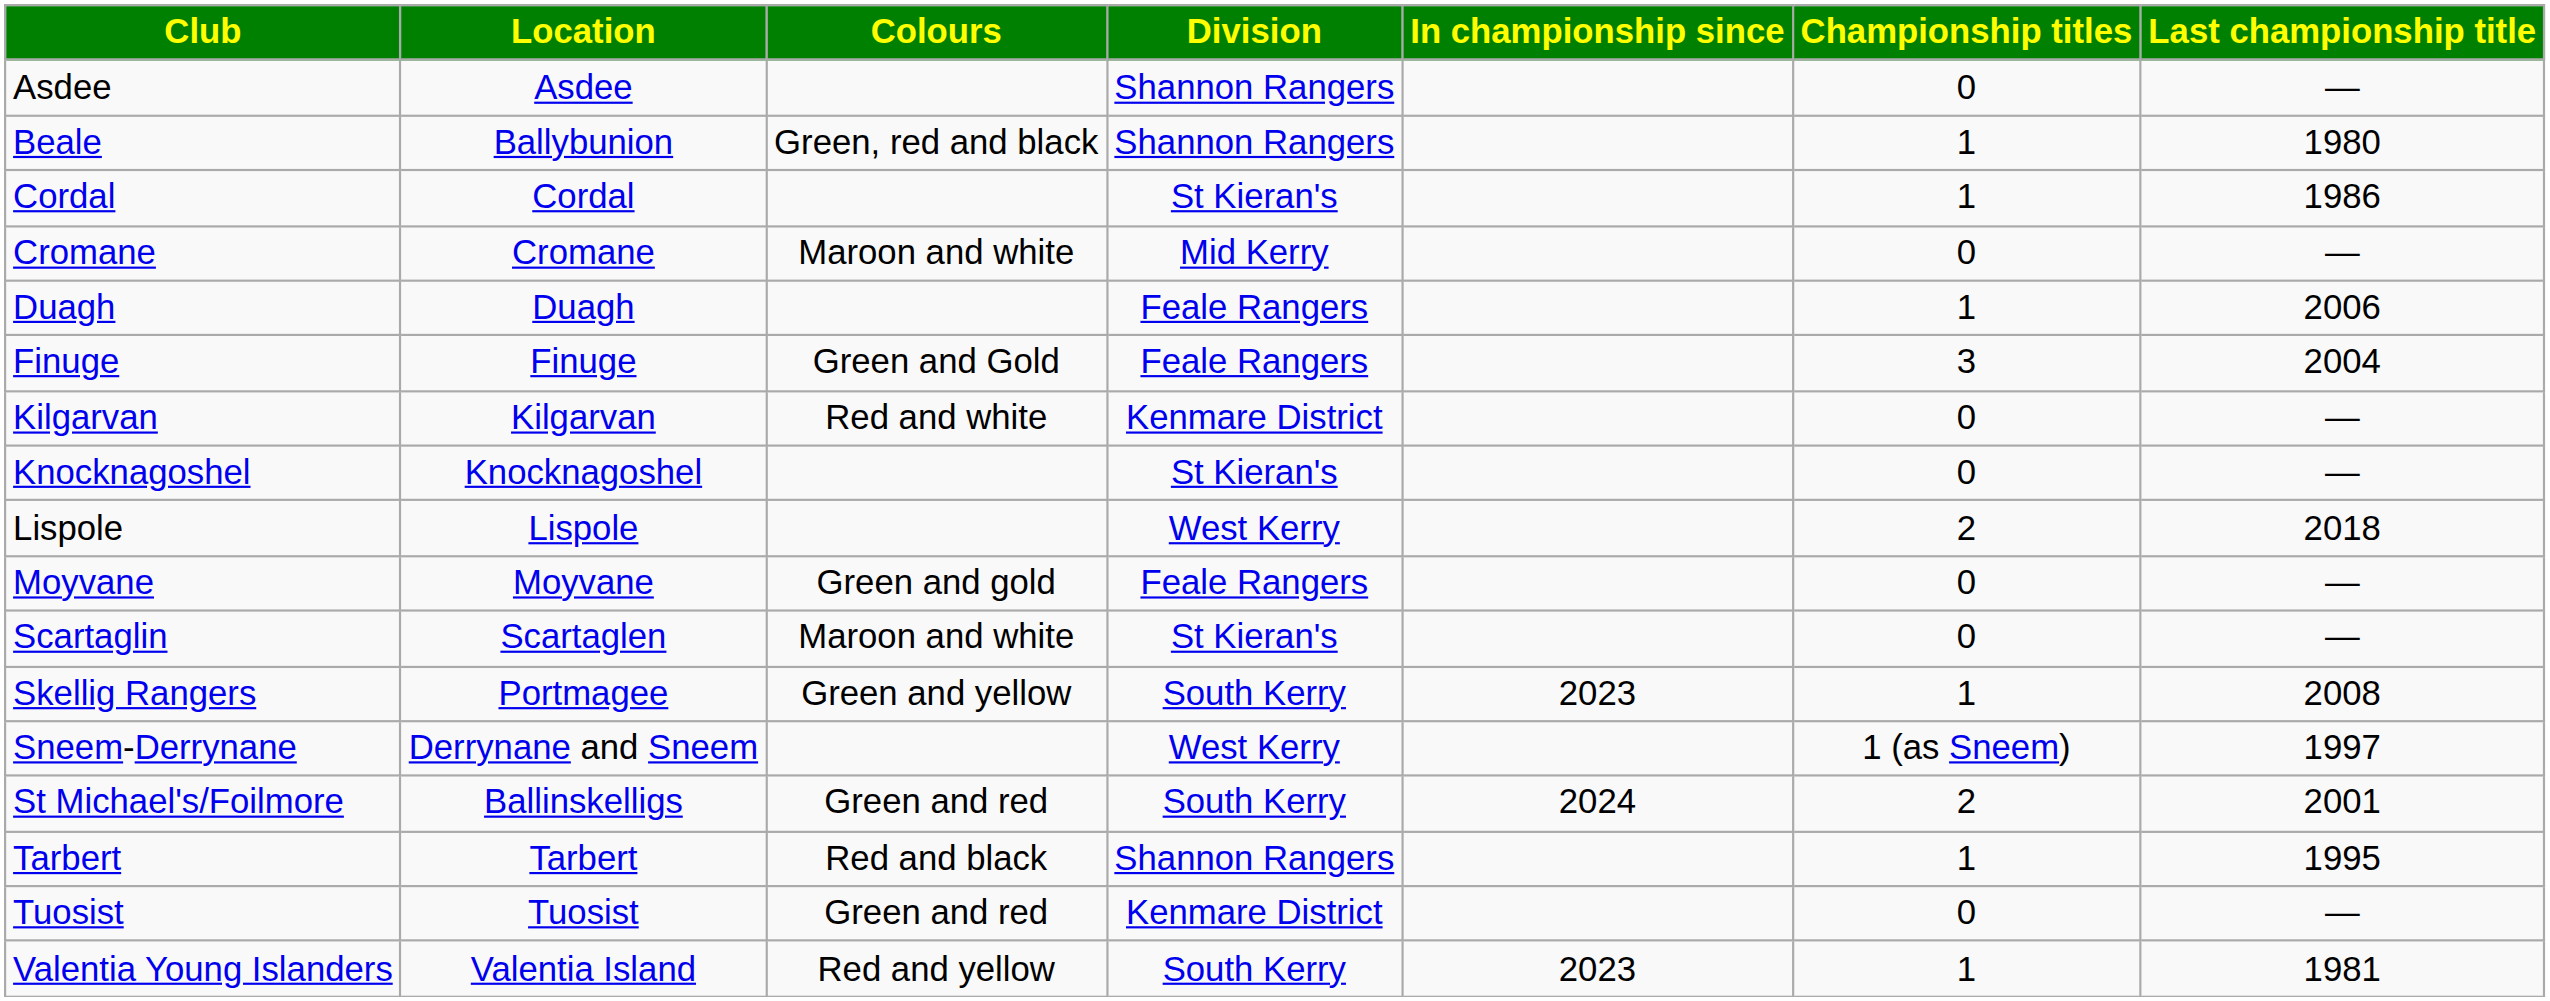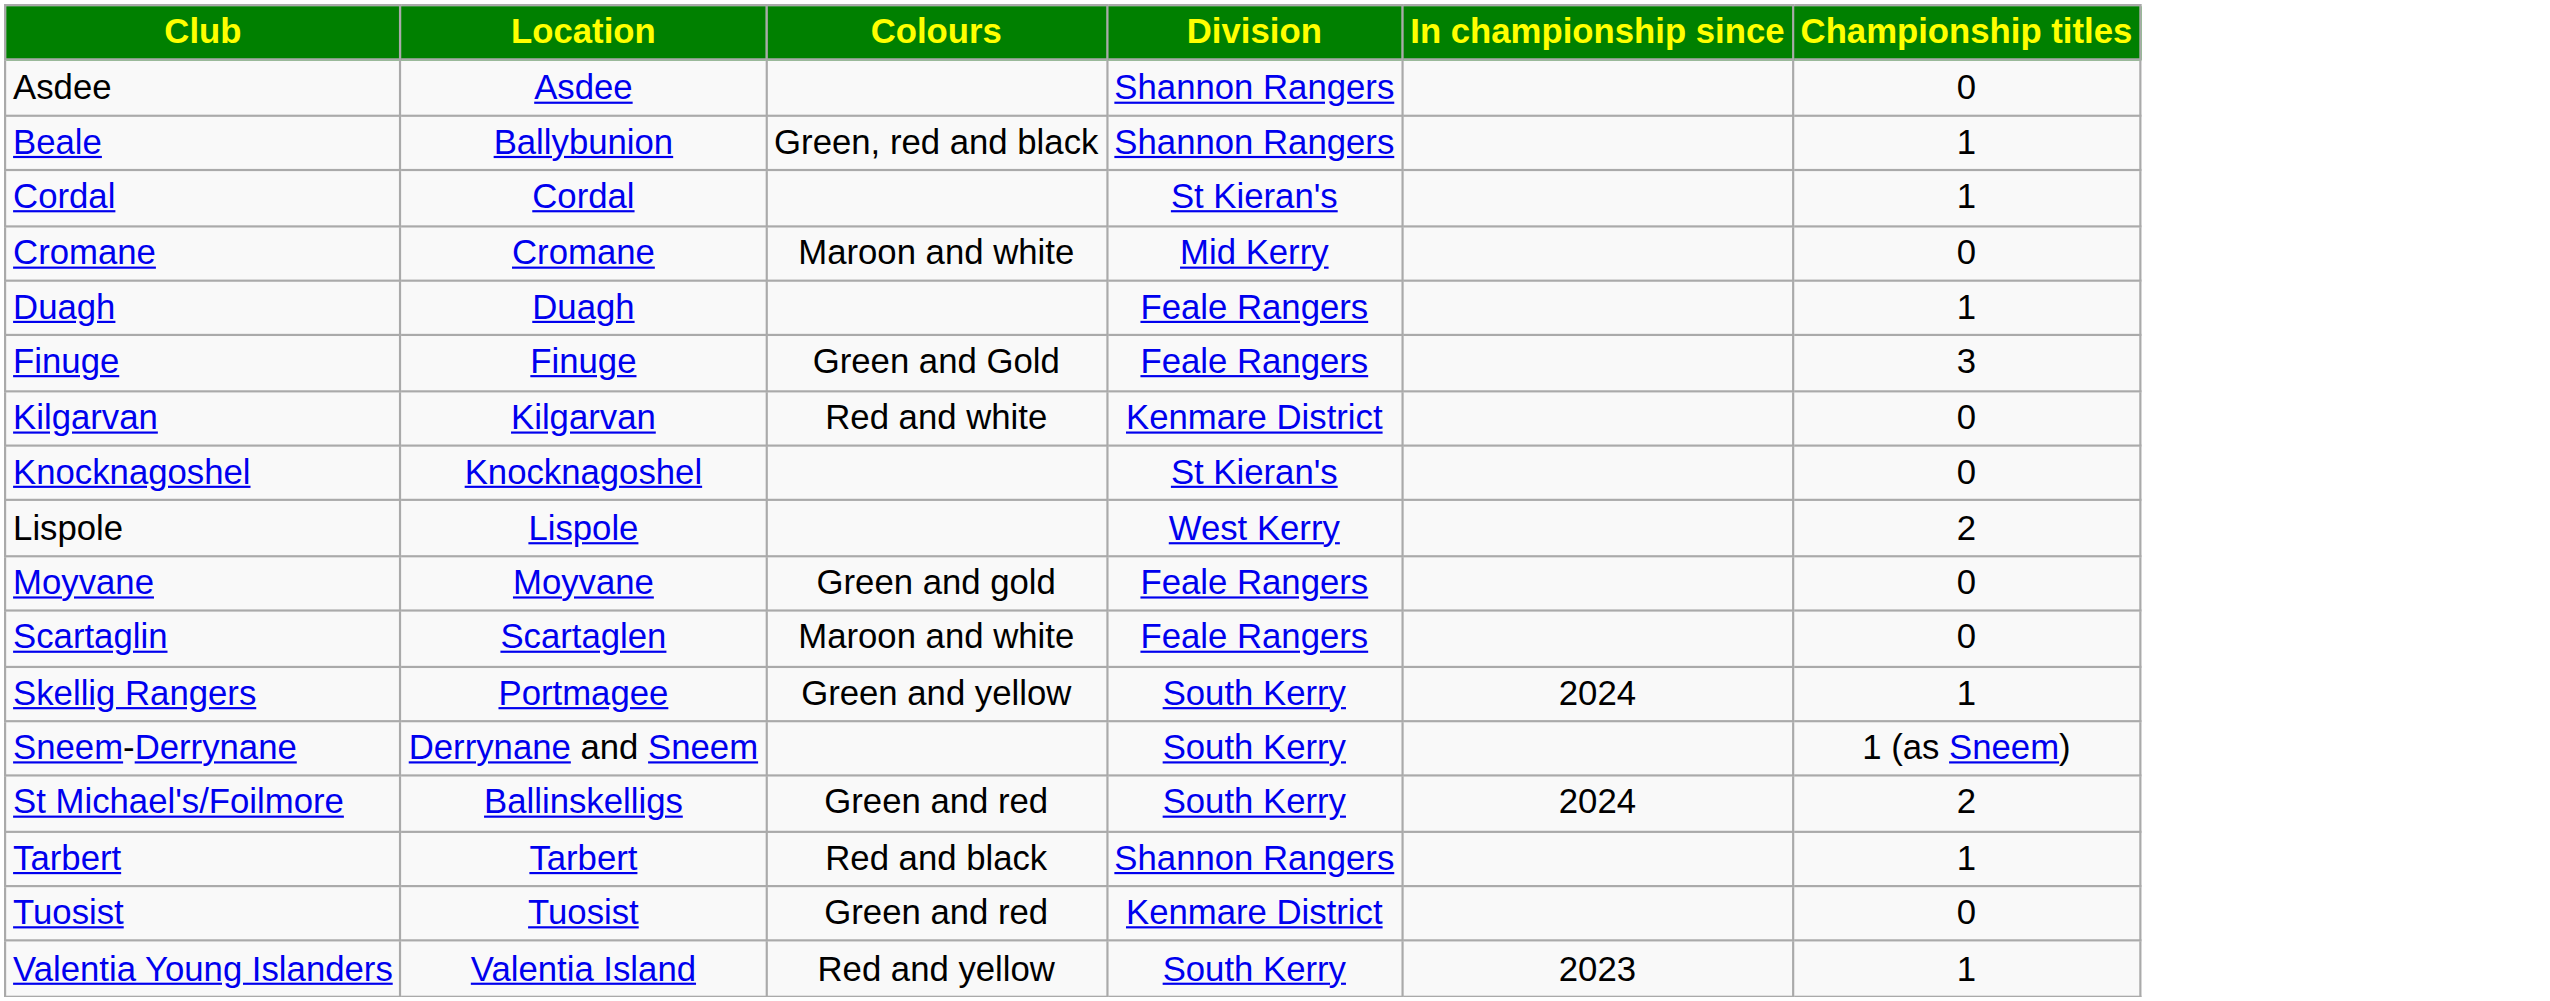- column: (2342, 32)
(1254, 637) St Kieran's -> (1254, 637) Feale Rangers
(1597, 692) 2023 -> (1597, 692) 2024
(1254, 747) West Kerry -> (1254, 747) South Kerry
